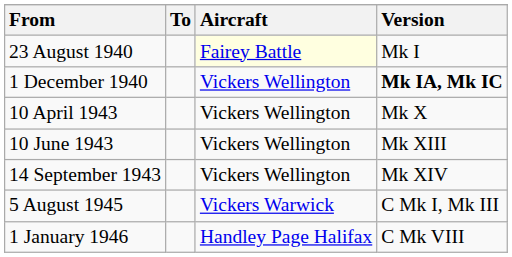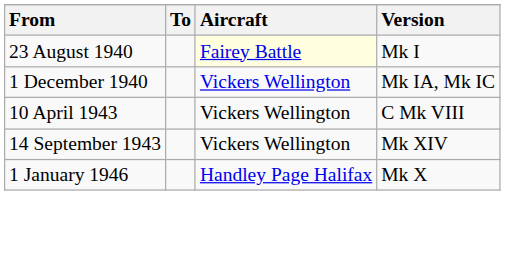(442, 81) bold -> (438, 81) normal
(404, 112) Mk X -> (423, 112) C Mk VIII
- row: (61, 143)
- row: (66, 205)
(423, 236) C Mk VIII -> (404, 174) Mk X
